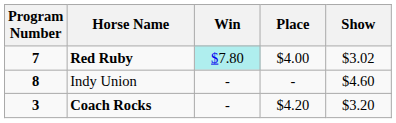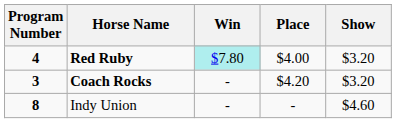(36, 58) 7 -> (36, 58) 4
(358, 58) $3.02 -> (358, 58) $3.20
rows swapped: (111, 106) <-> (103, 82)
